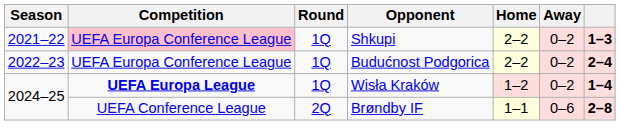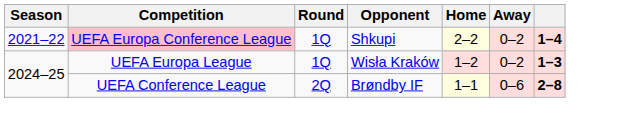(600, 39) 1–3 -> (550, 39) 1–4
- row: (420, 62)
(181, 85) bold -> (181, 62) normal
(600, 85) 1–4 -> (550, 62) 1–3
